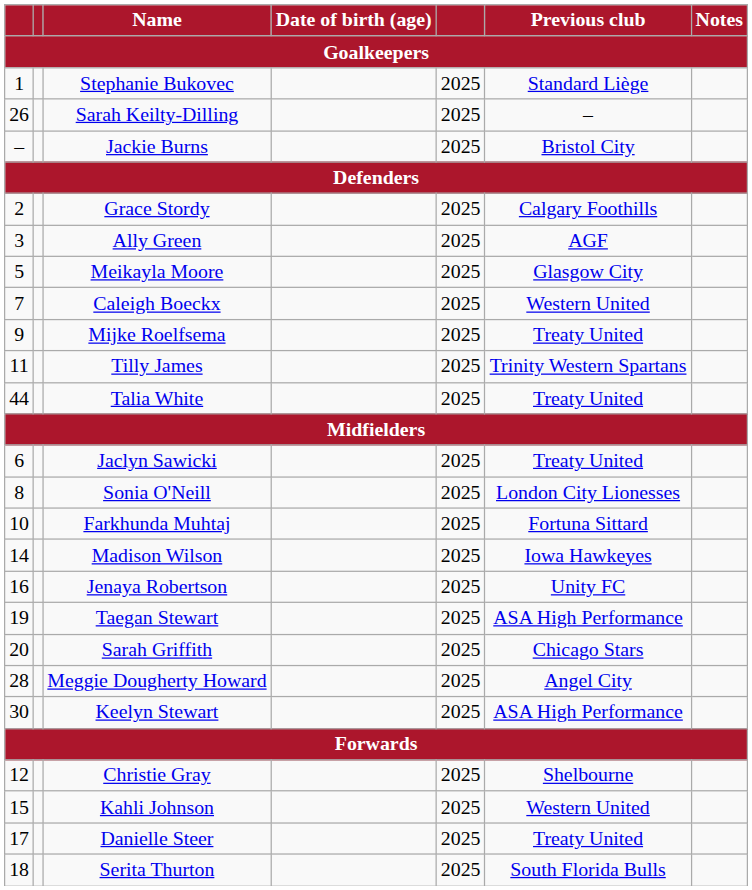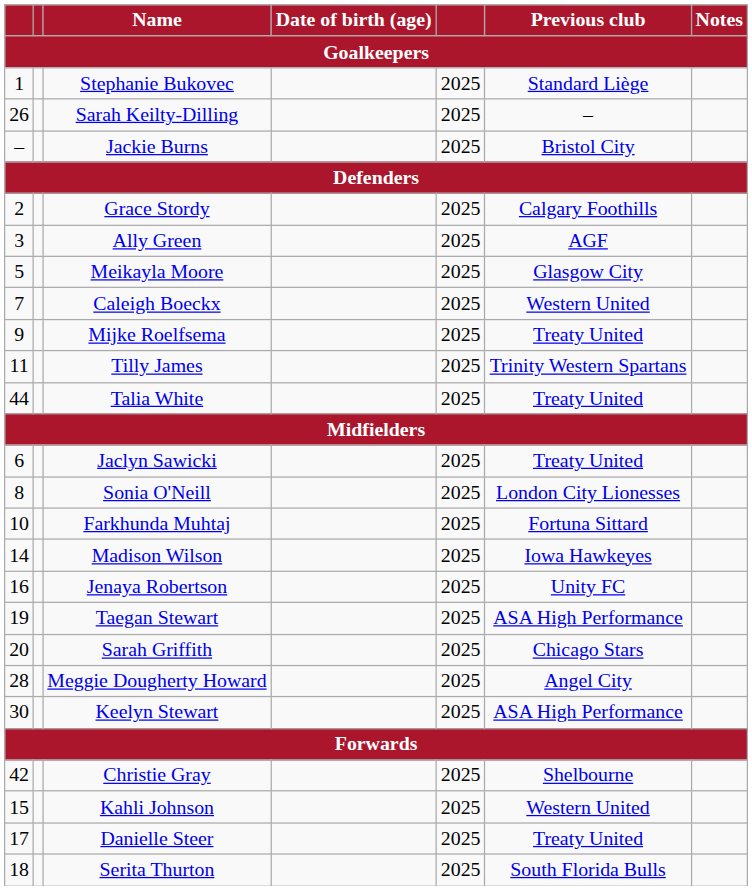(19, 775) 12 -> (19, 775) 42
